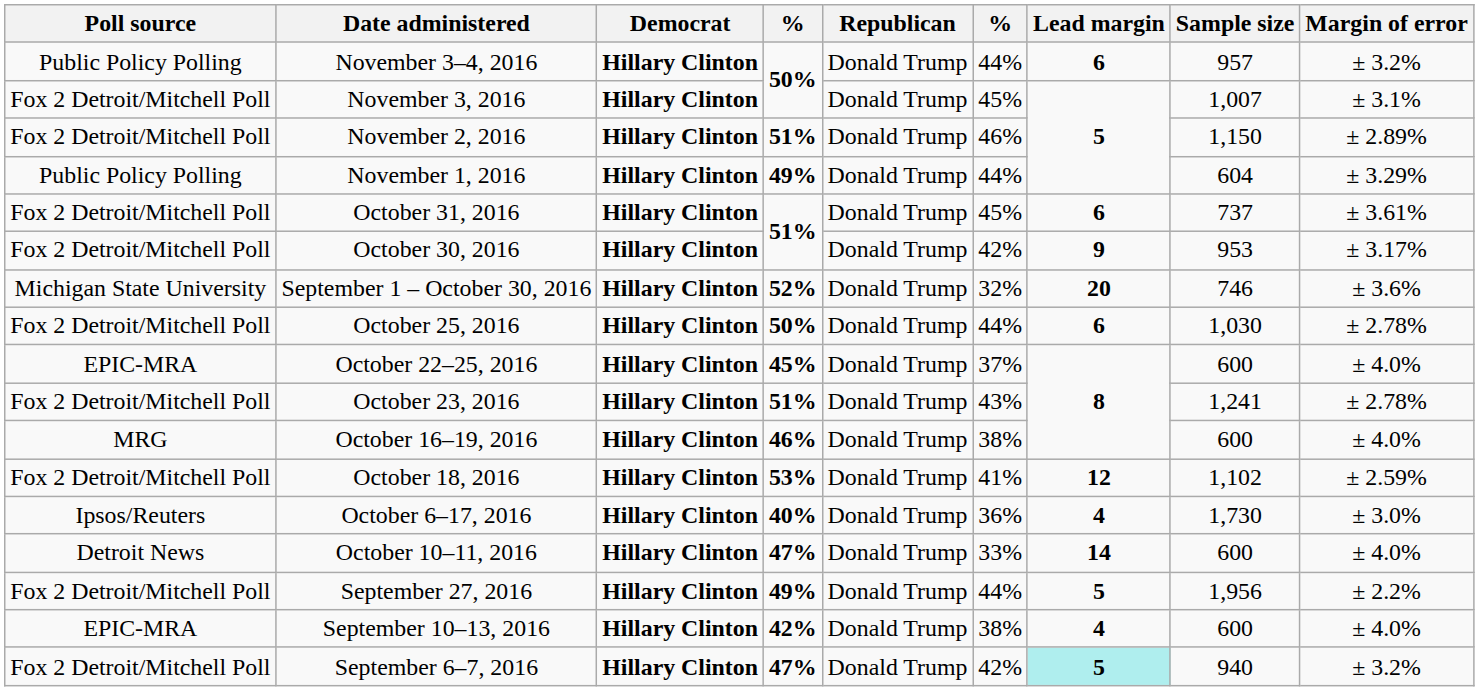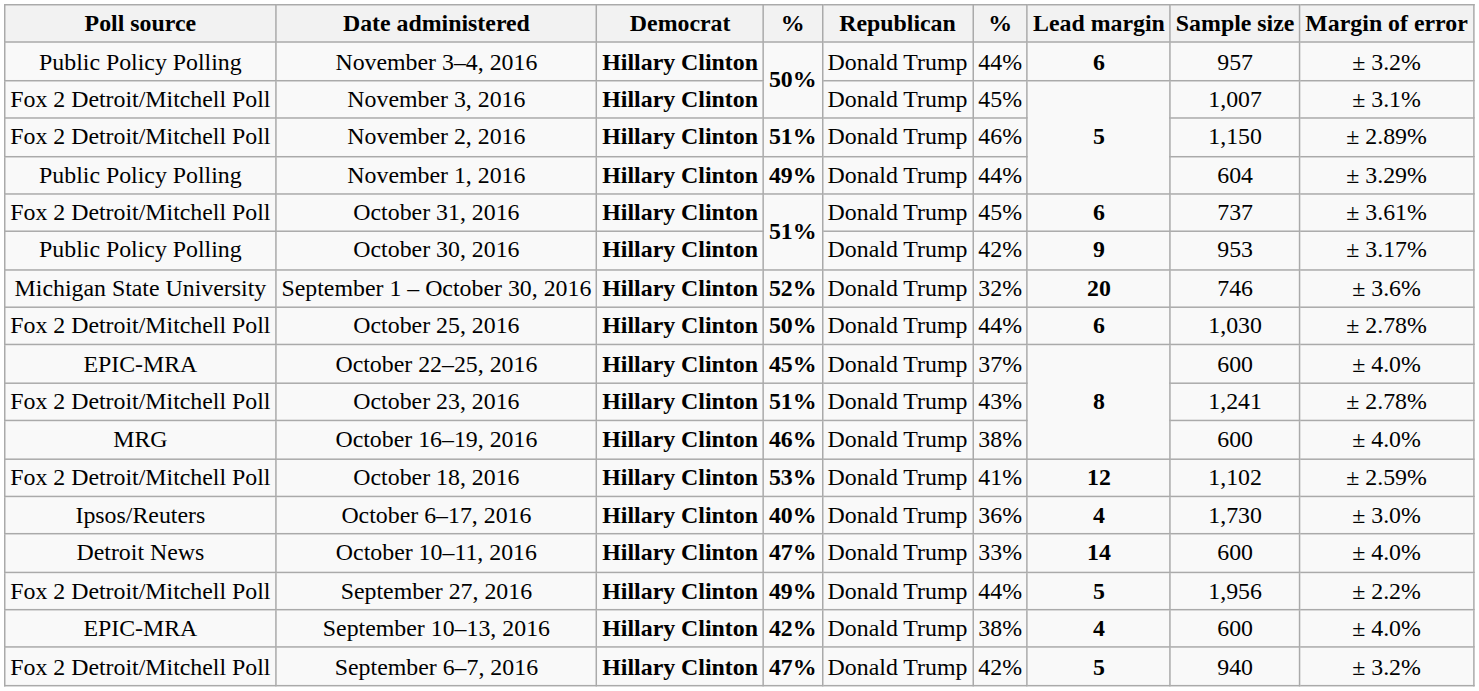(140, 250) Fox 2 Detroit/Mitchell Poll -> (140, 250) Public Policy Polling
(1099, 666) paleturquoise background -> (1099, 666) no background
